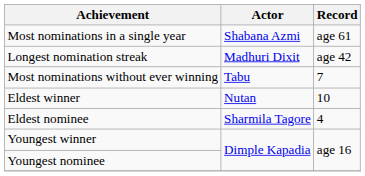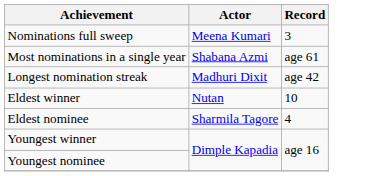+ row: (70, 35)
- row: (113, 77)
